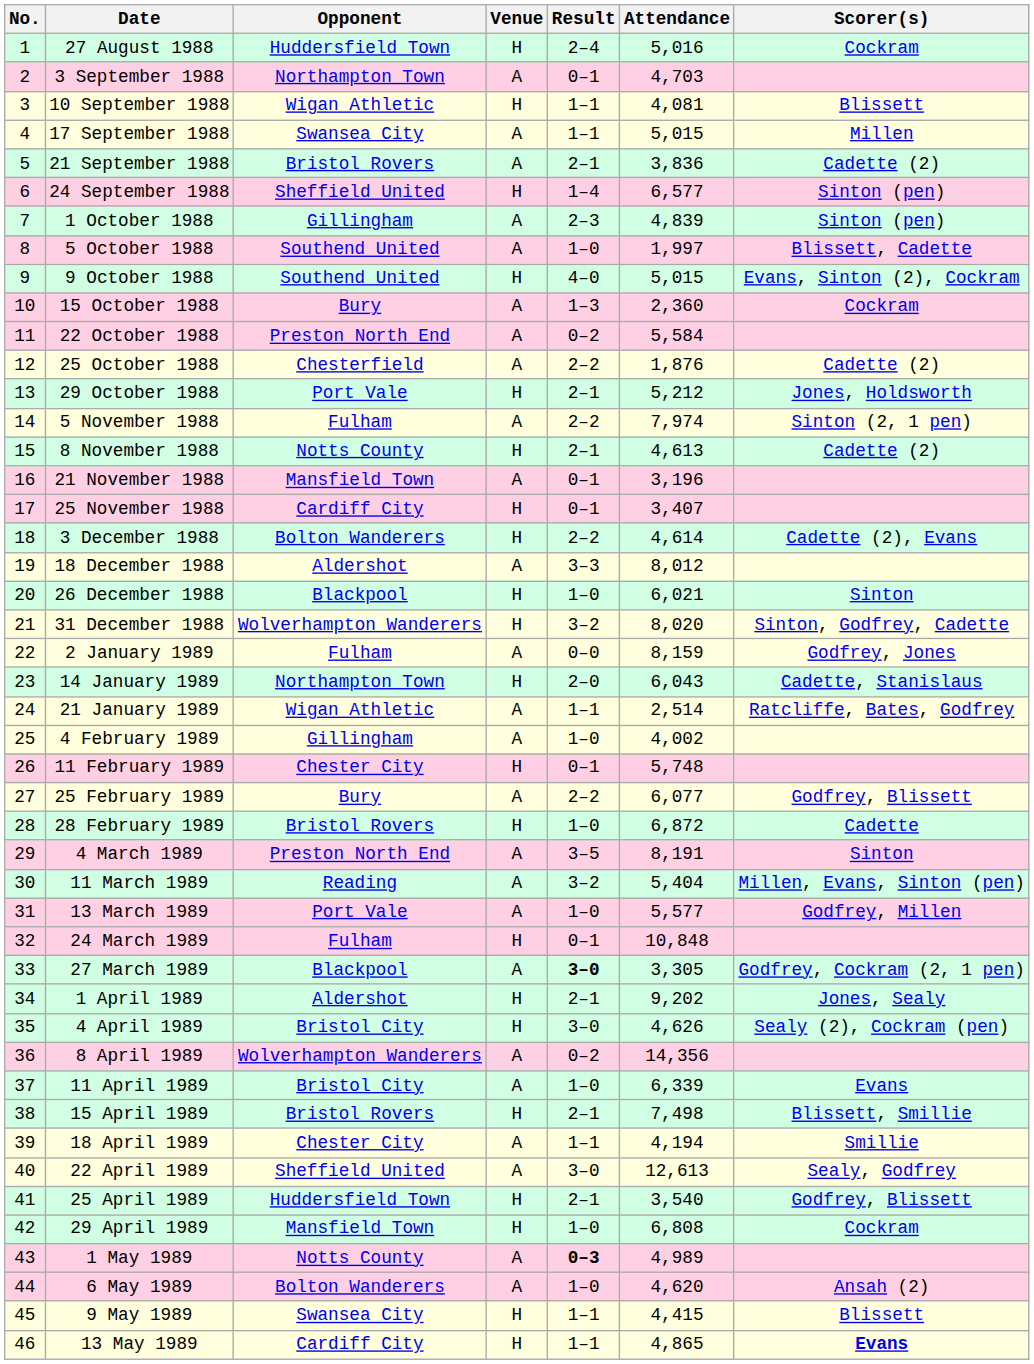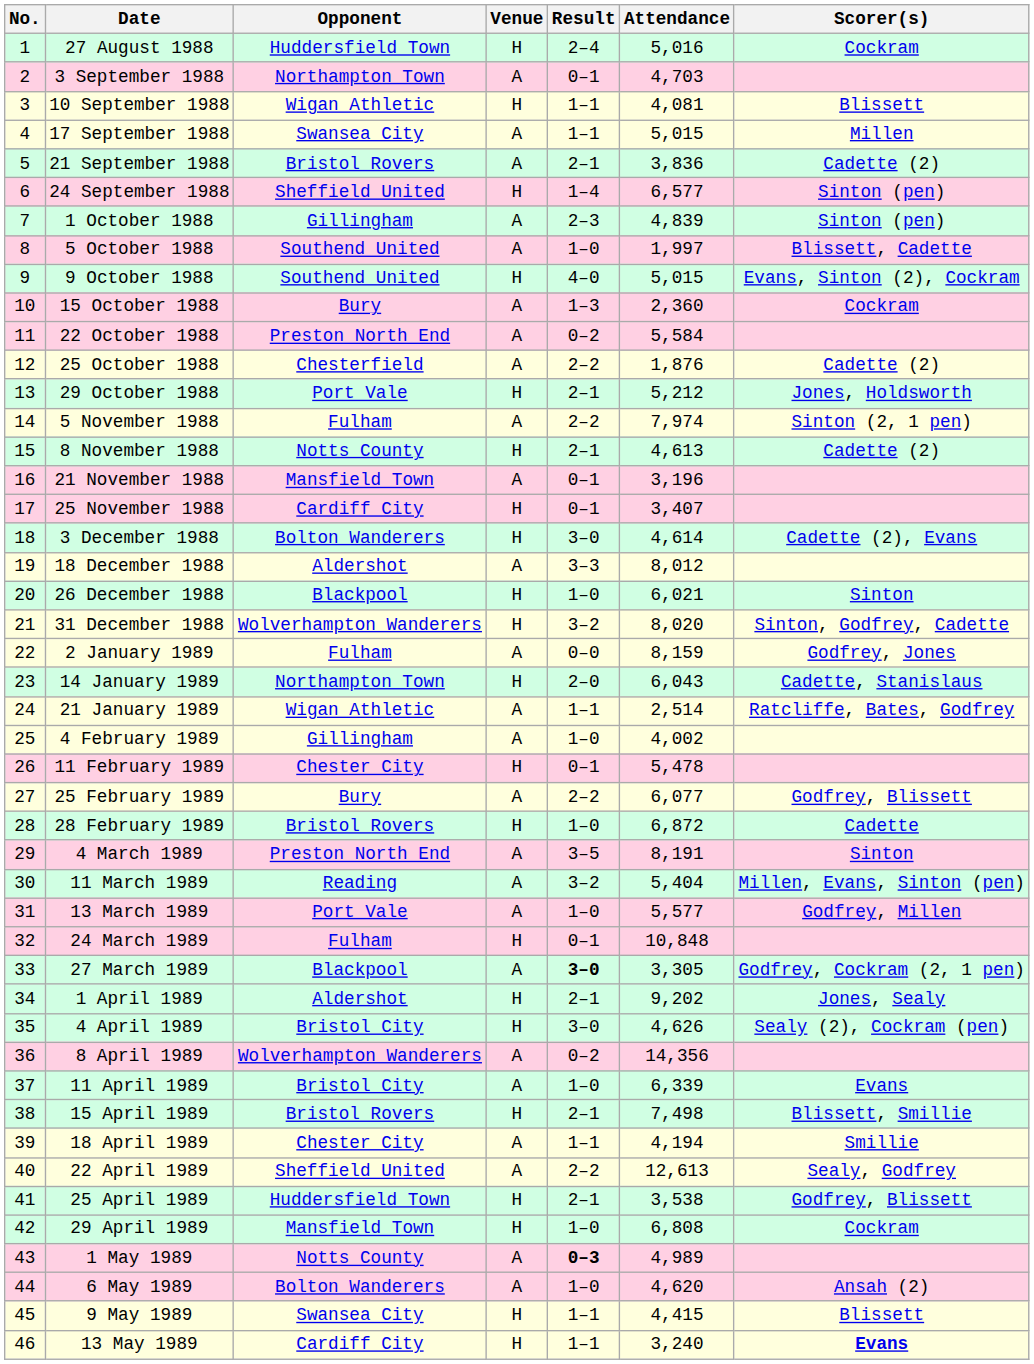(584, 538) 2–2 -> (584, 538) 3–0
(677, 768) 5,748 -> (677, 768) 5,478
(584, 1172) 3–0 -> (584, 1172) 2–2
(677, 1201) 3,540 -> (677, 1201) 3,538
(677, 1345) 4,865 -> (677, 1345) 3,240
